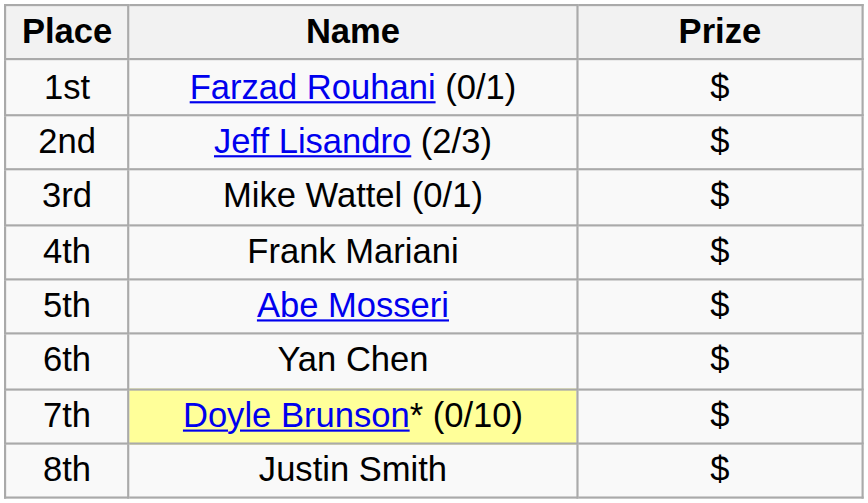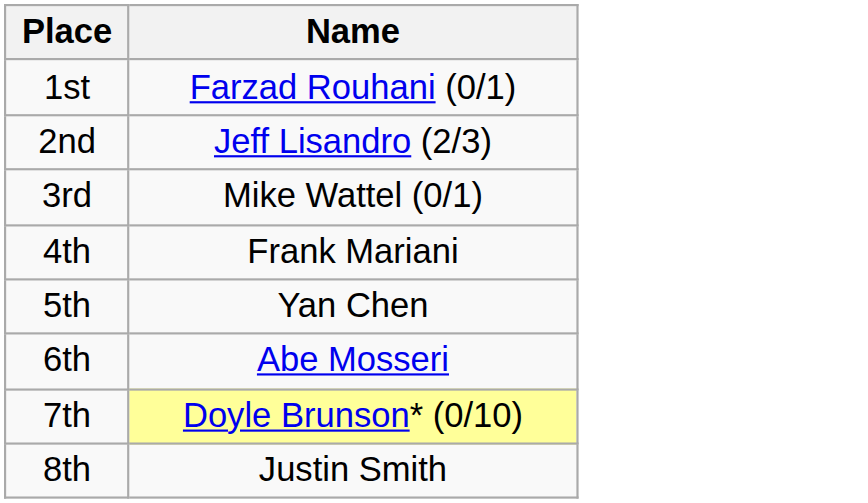- column: (720, 31)
(353, 305) Abe Mosseri -> (353, 305) Yan Chen
(353, 360) Yan Chen -> (353, 360) Abe Mosseri
